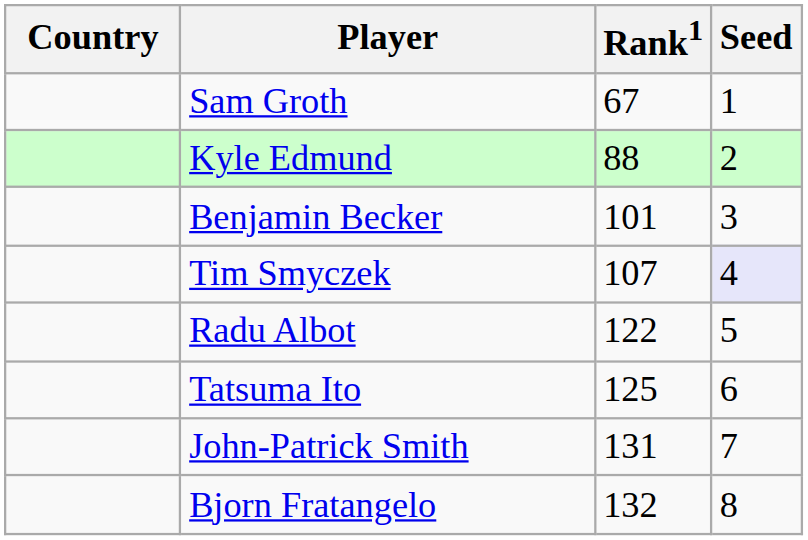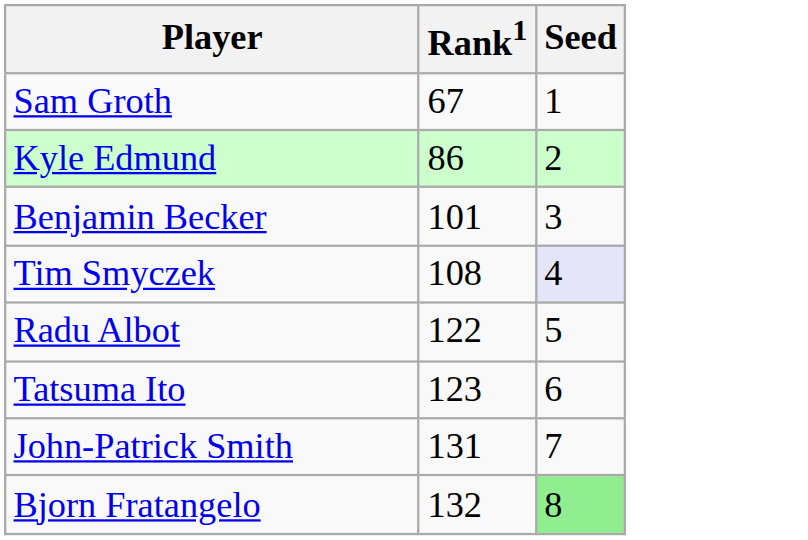- column: (93, 38)
(621, 158) 88 -> (446, 158) 86
(630, 273) 107 -> (455, 273) 108
(630, 388) 125 -> (455, 388) 123
(729, 503) no background -> (553, 503) lightgreen background
